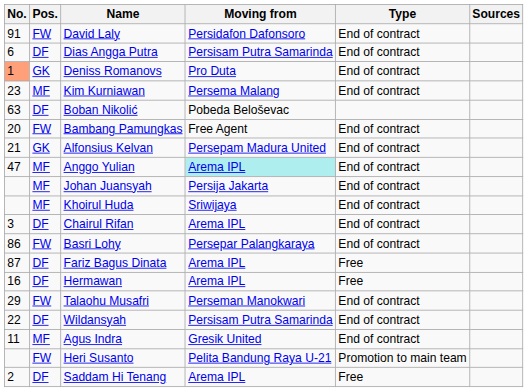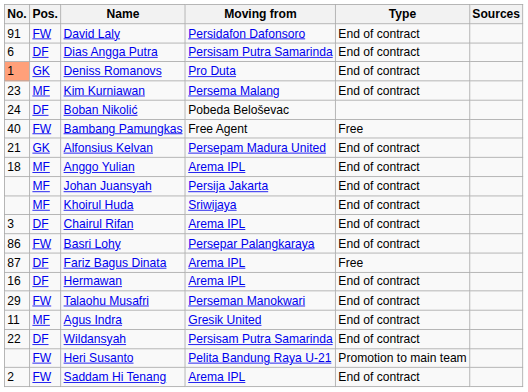(14, 110) 63 -> (14, 110) 24
(14, 129) 20 -> (14, 129) 40
(379, 129) End of contract -> (351, 129) Free
(14, 167) 47 -> (14, 167) 18
(217, 167) paleturquoise background -> (217, 167) no background
(351, 282) Free -> (379, 282) End of contract
rows swapped: (95, 320) <-> (93, 339)
(40, 377) DF -> (42, 377) FW
(351, 377) Free -> (379, 377) End of contract
